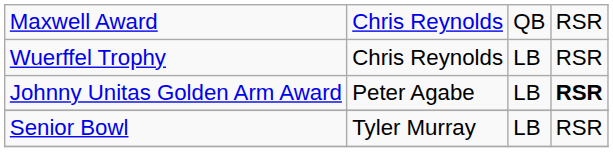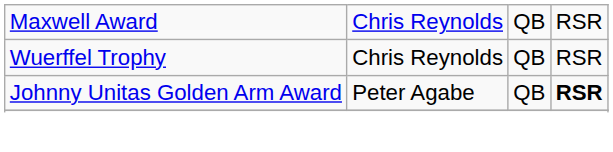(527, 57) LB -> (529, 57) QB
(527, 92) LB -> (529, 92) QB
- row: (69, 127)
